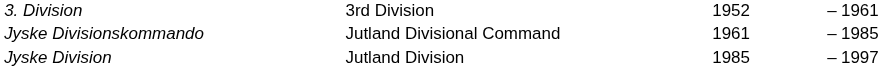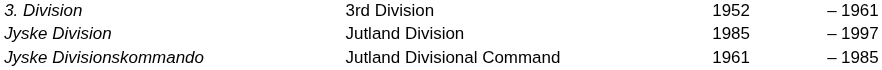rows swapped: (104, 34) <-> (58, 57)
